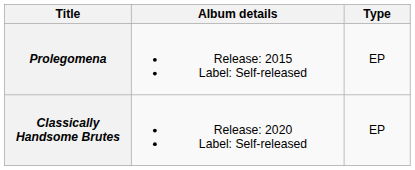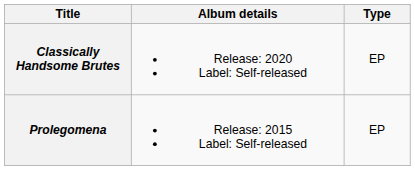rows swapped: (68, 59) <-> (68, 130)
